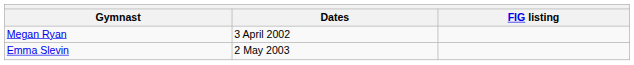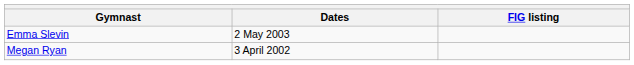rows swapped: (37, 34) <-> (38, 51)
